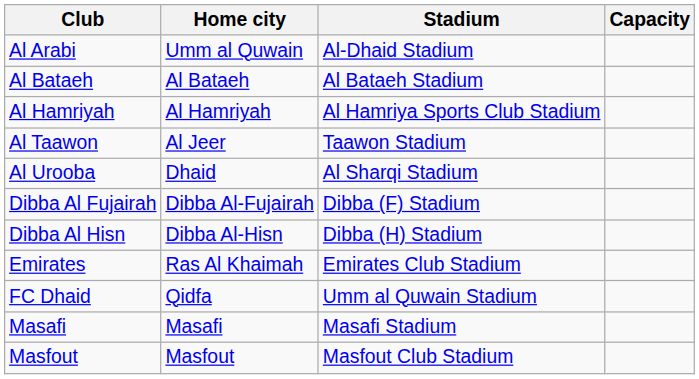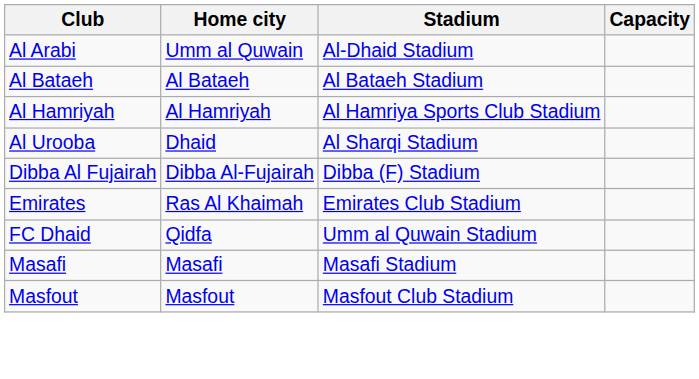- row: (54, 142)
- row: (67, 234)
